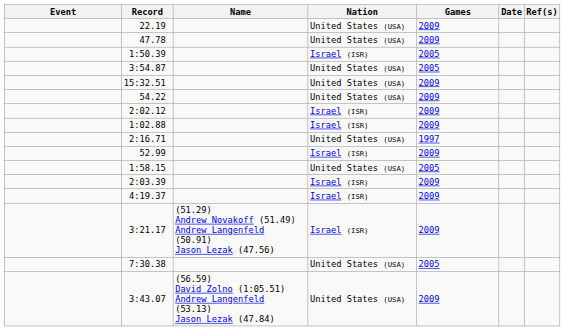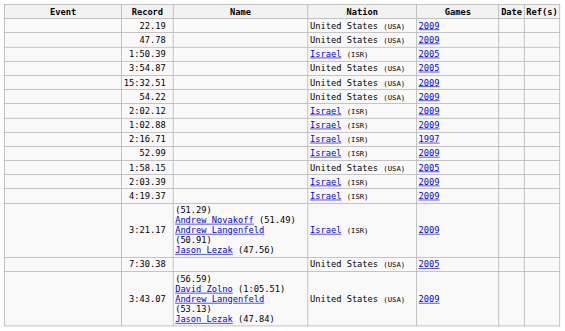(358, 139) United States (USA) -> (339, 139) Israel (ISR)
